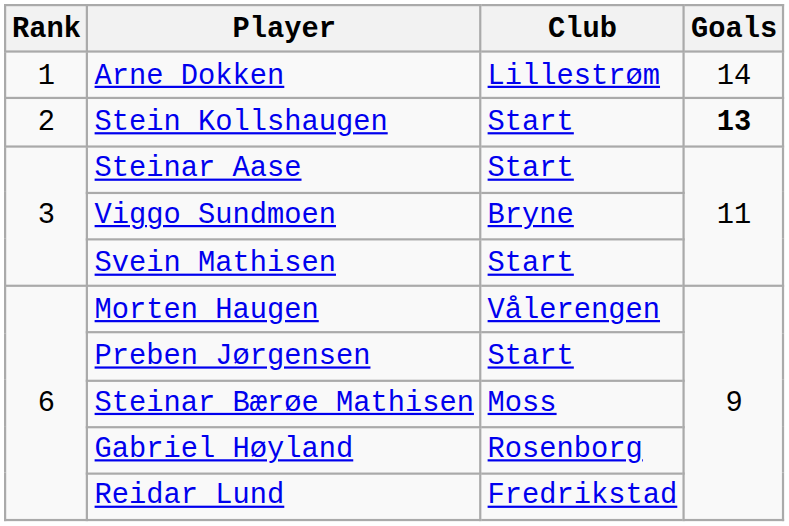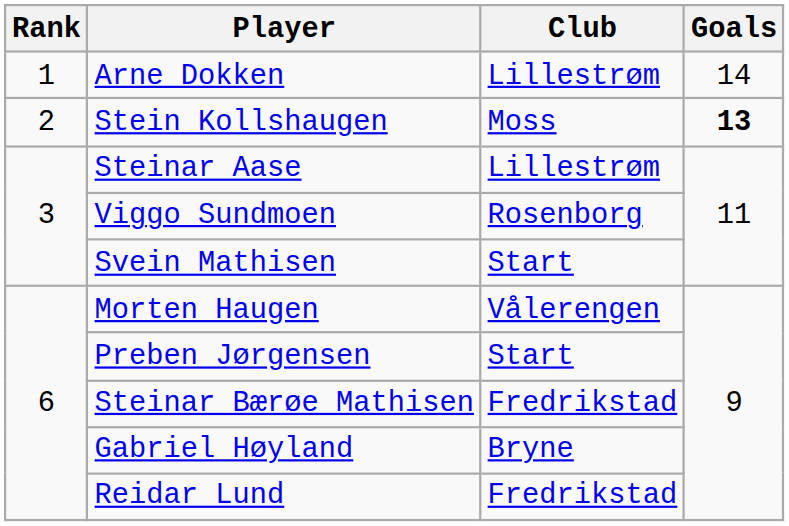(531, 122) Start -> (522, 122) Moss
(531, 169) Start -> (574, 169) Lillestrøm
(531, 216) Bryne -> (565, 216) Rosenborg
(522, 403) Moss -> (582, 403) Fredrikstad
(565, 450) Rosenborg -> (531, 450) Bryne
